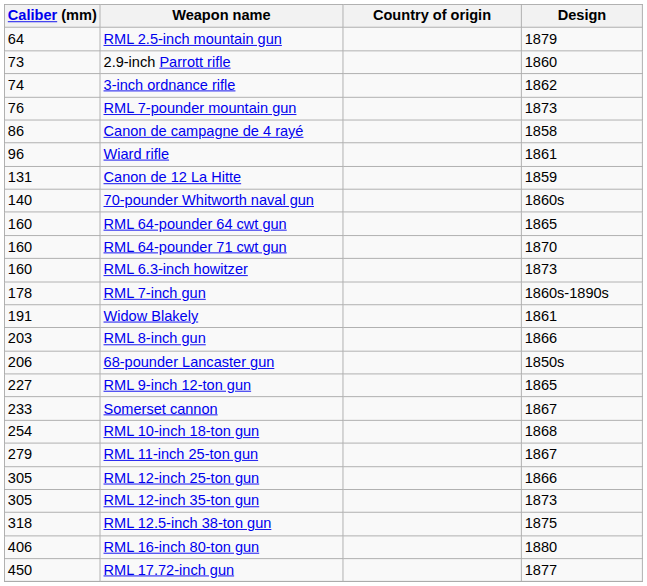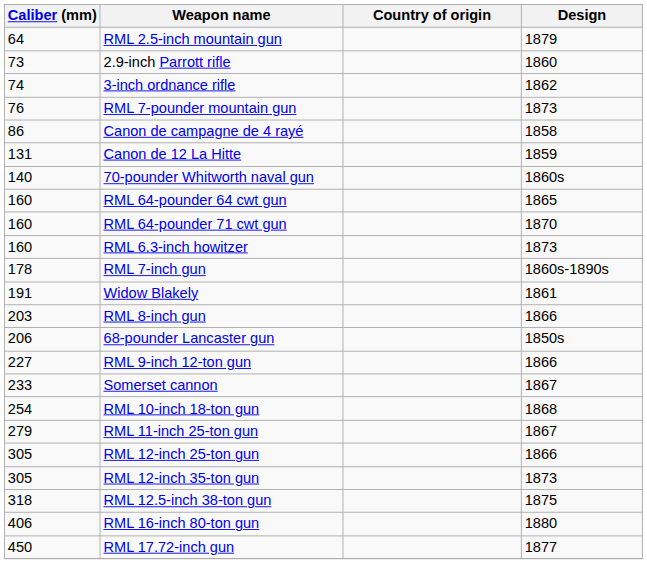- row: (136, 154)
(541, 385) 1865 -> (541, 362) 1866
